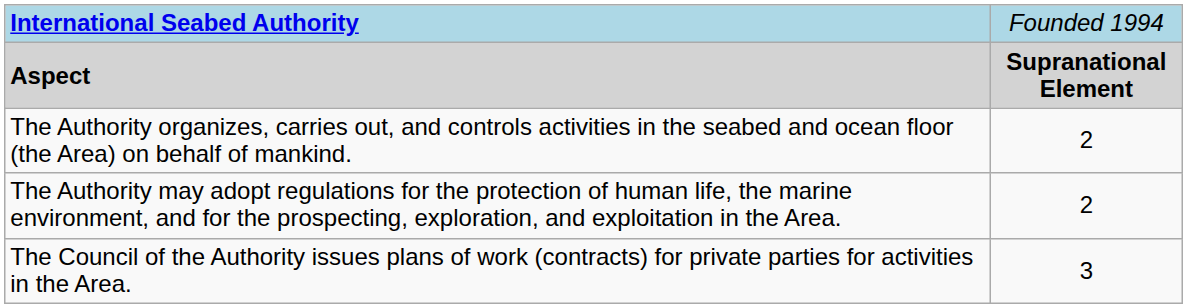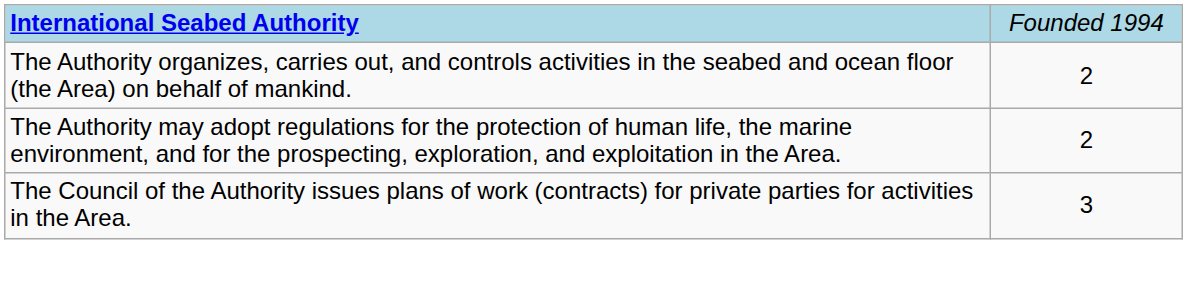- row: (50, 75)
